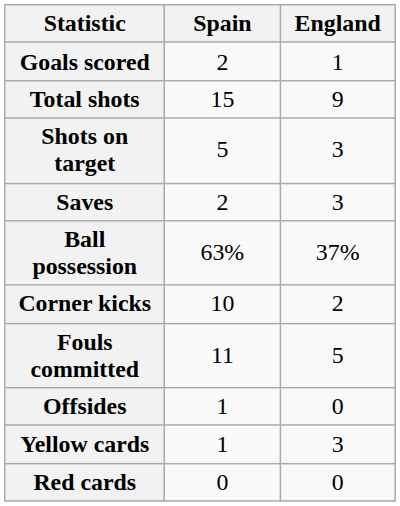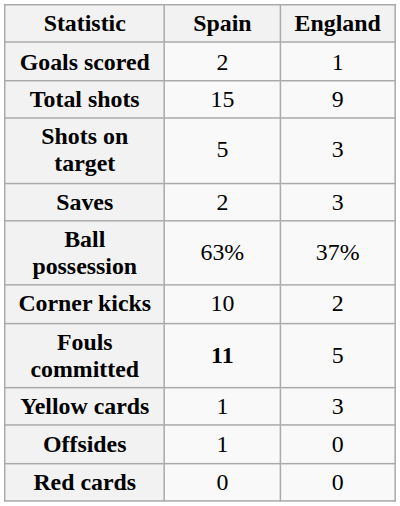(222, 355) normal -> (222, 355) bold
rows swapped: (85, 406) <-> (85, 444)
